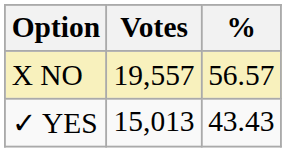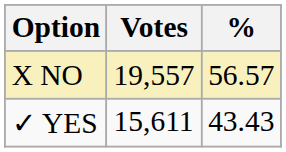(154, 122) 15,013 -> (154, 122) 15,611
